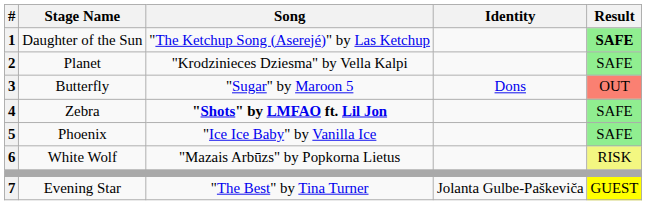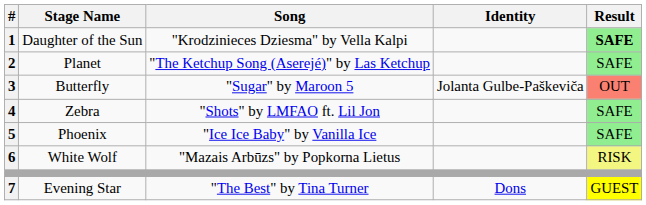(290, 39) "The Ketchup Song (Aserejé)" by Las Ketchup -> (290, 39) "Krodzinieces Dziesma" by Vella Kalpi
(290, 63) "Krodzinieces Dziesma" by Vella Kalpi -> (290, 63) "The Ketchup Song (Aserejé)" by Las Ketchup
(510, 87) Dons -> (510, 87) Jolanta Gulbe-Paškeviča
(290, 110) bold -> (290, 110) normal
(510, 188) Jolanta Gulbe-Paškeviča -> (510, 188) Dons
